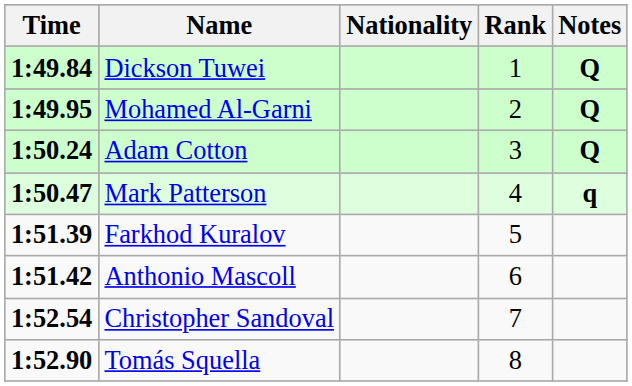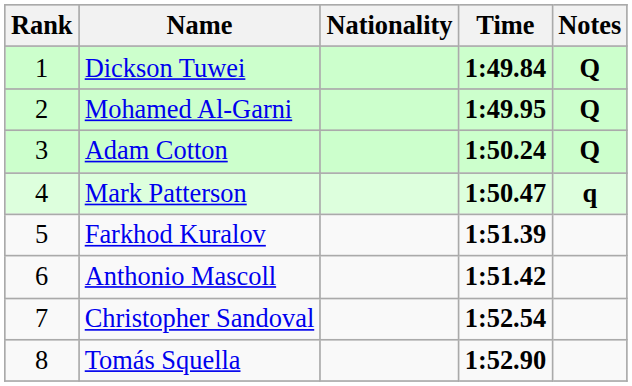columns swapped: (515, 25) <-> (52, 25)
